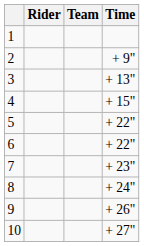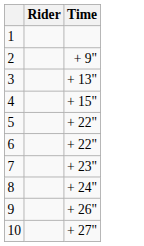- column: (83, 15)
